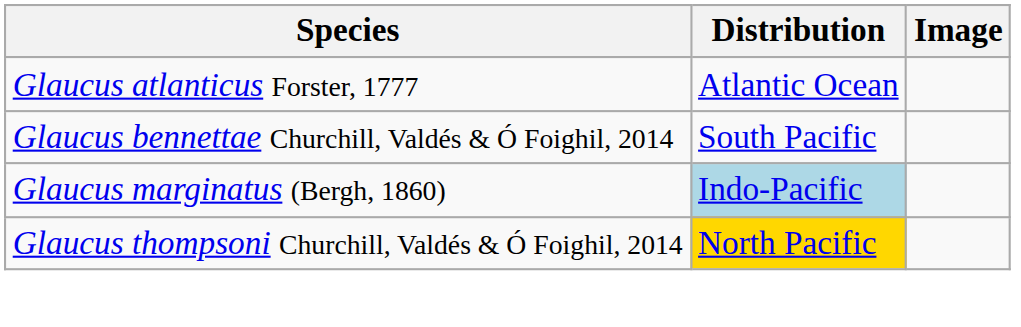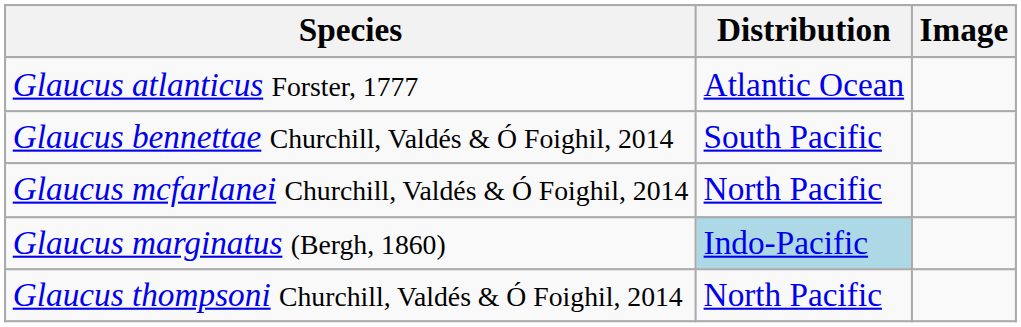+ row: (350, 189)
(787, 242) gold background -> (793, 294) no background
